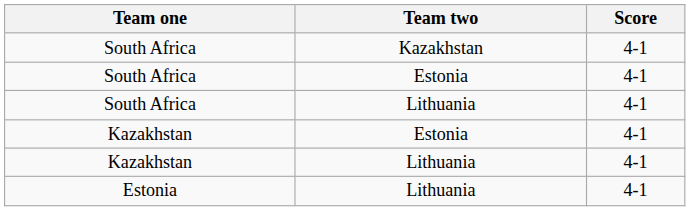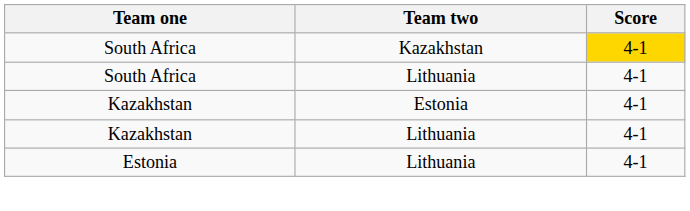(636, 47) no background -> (636, 47) gold background
- row: (150, 76)
